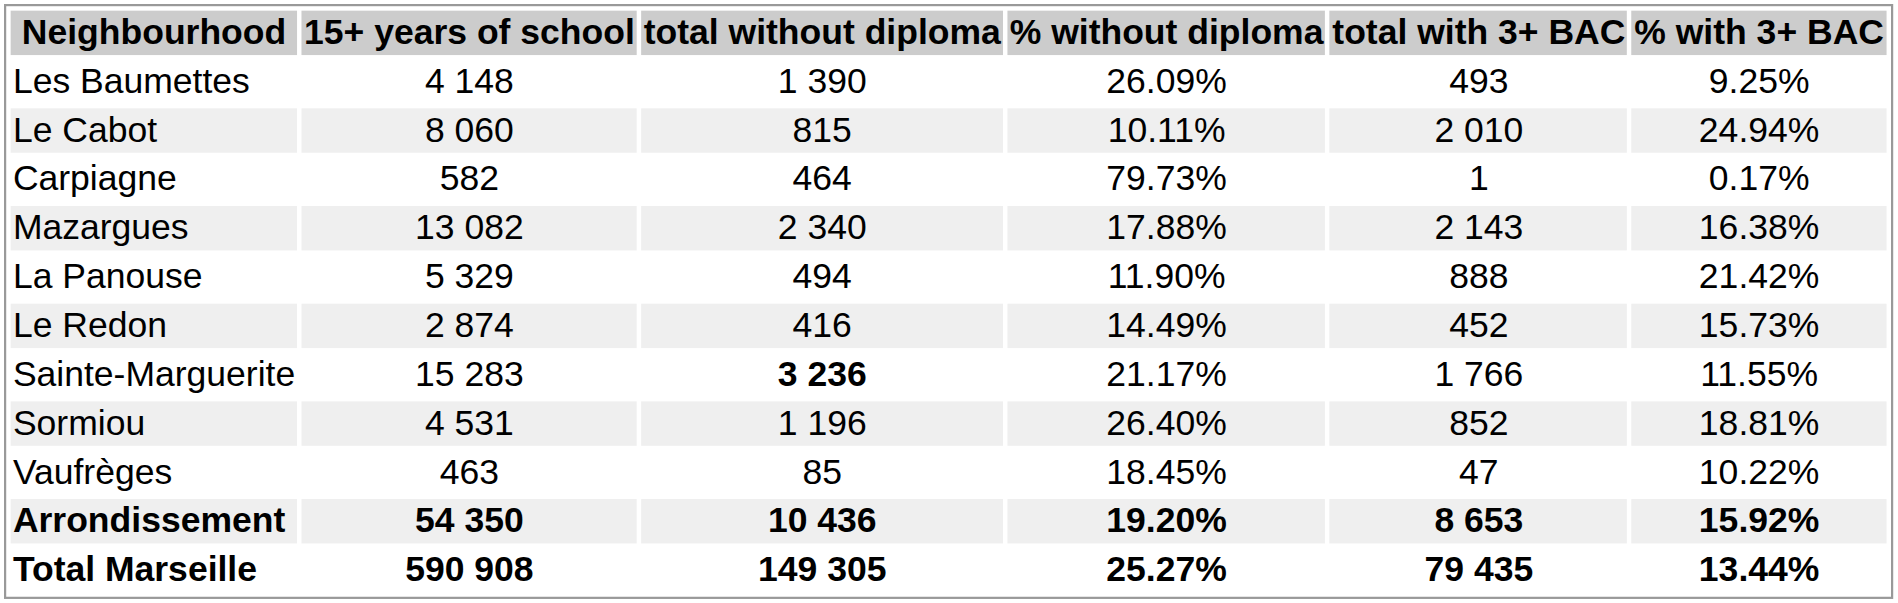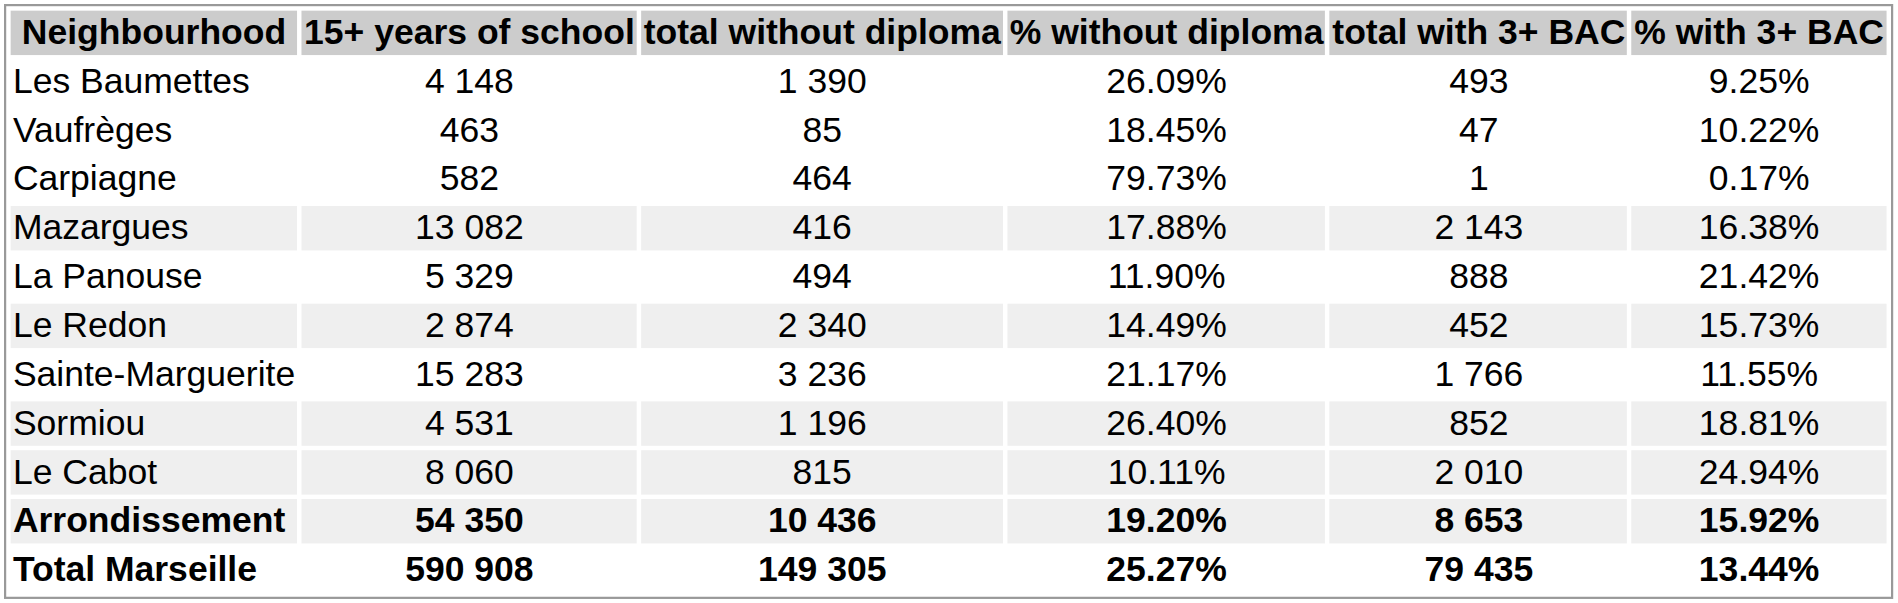rows swapped: (85, 129) <-> (93, 471)
(822, 227) 2 340 -> (822, 227) 416
(822, 325) 416 -> (822, 325) 2 340
(822, 374) bold -> (822, 374) normal
